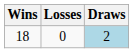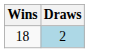- column: (63, 15)
